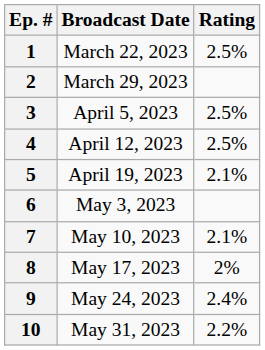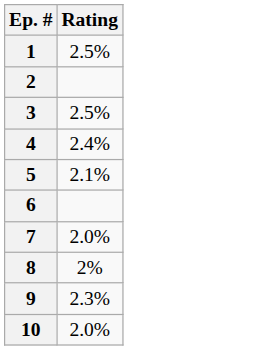- column: (126, 19)
(227, 143) 2.5% -> (90, 143) 2.4%
(227, 236) 2.1% -> (90, 236) 2.0%
(227, 298) 2.4% -> (90, 298) 2.3%
(227, 329) 2.2% -> (90, 329) 2.0%
